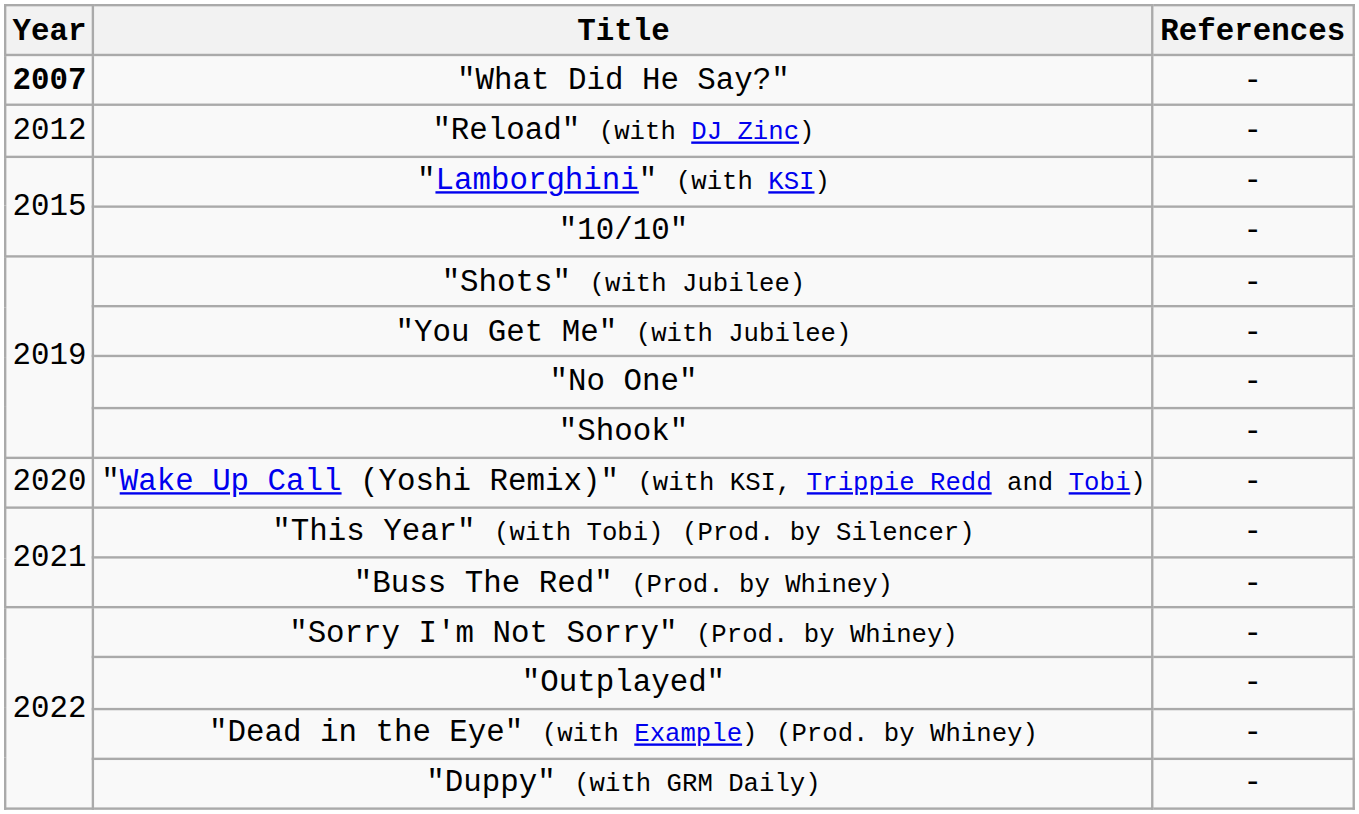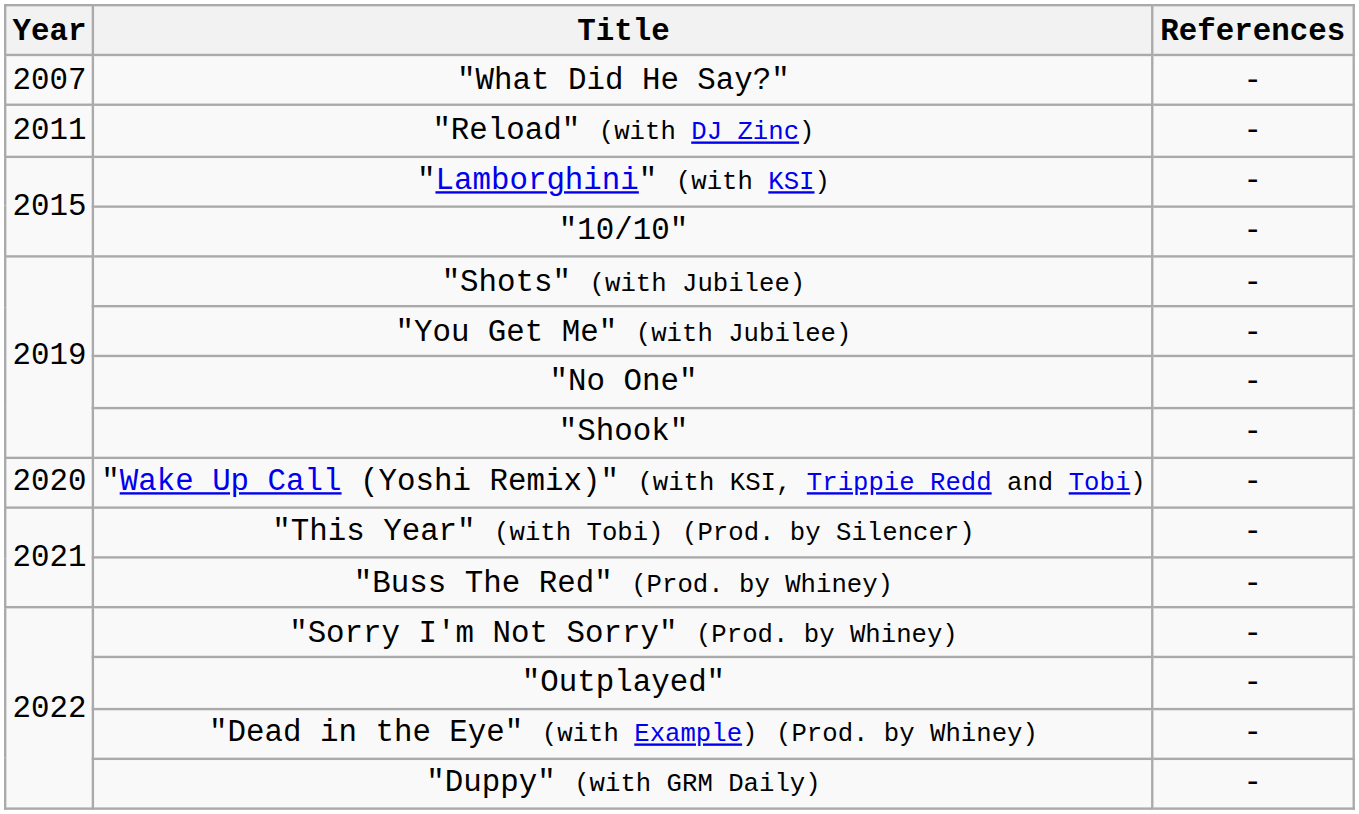(50, 81) bold -> (50, 81) normal
(50, 131) 2012 -> (50, 131) 2011
